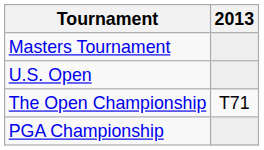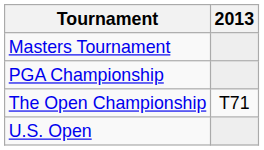rows swapped: (50, 75) <-> (86, 131)
